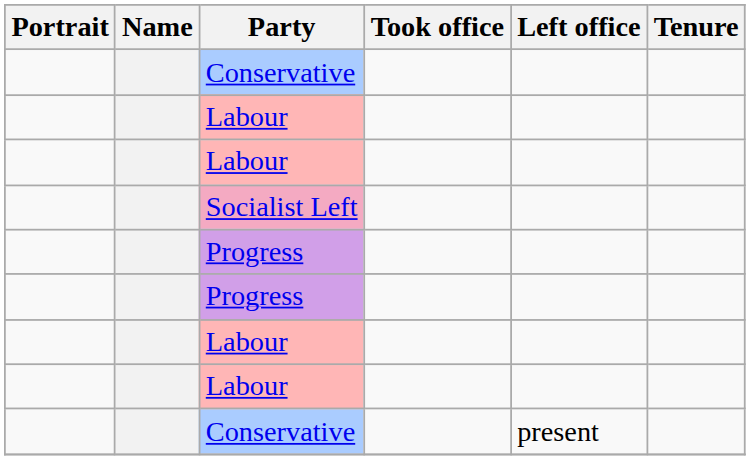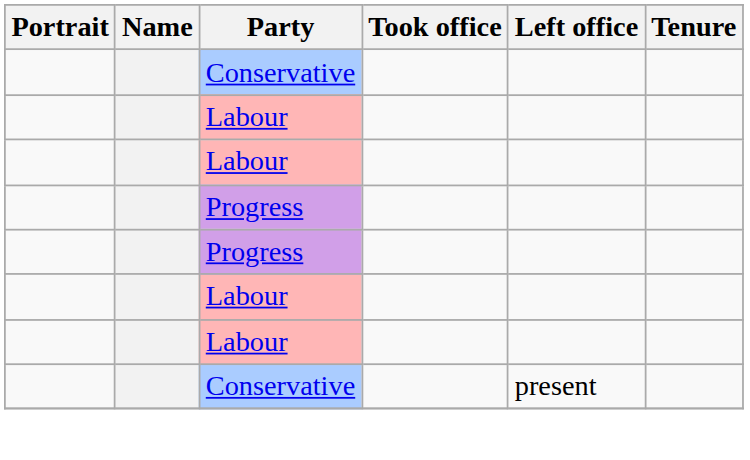- row: (60, 207)
